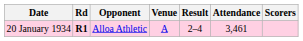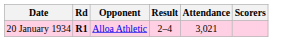- column: (164, 12)
(236, 28) 3,461 -> (206, 28) 3,021
